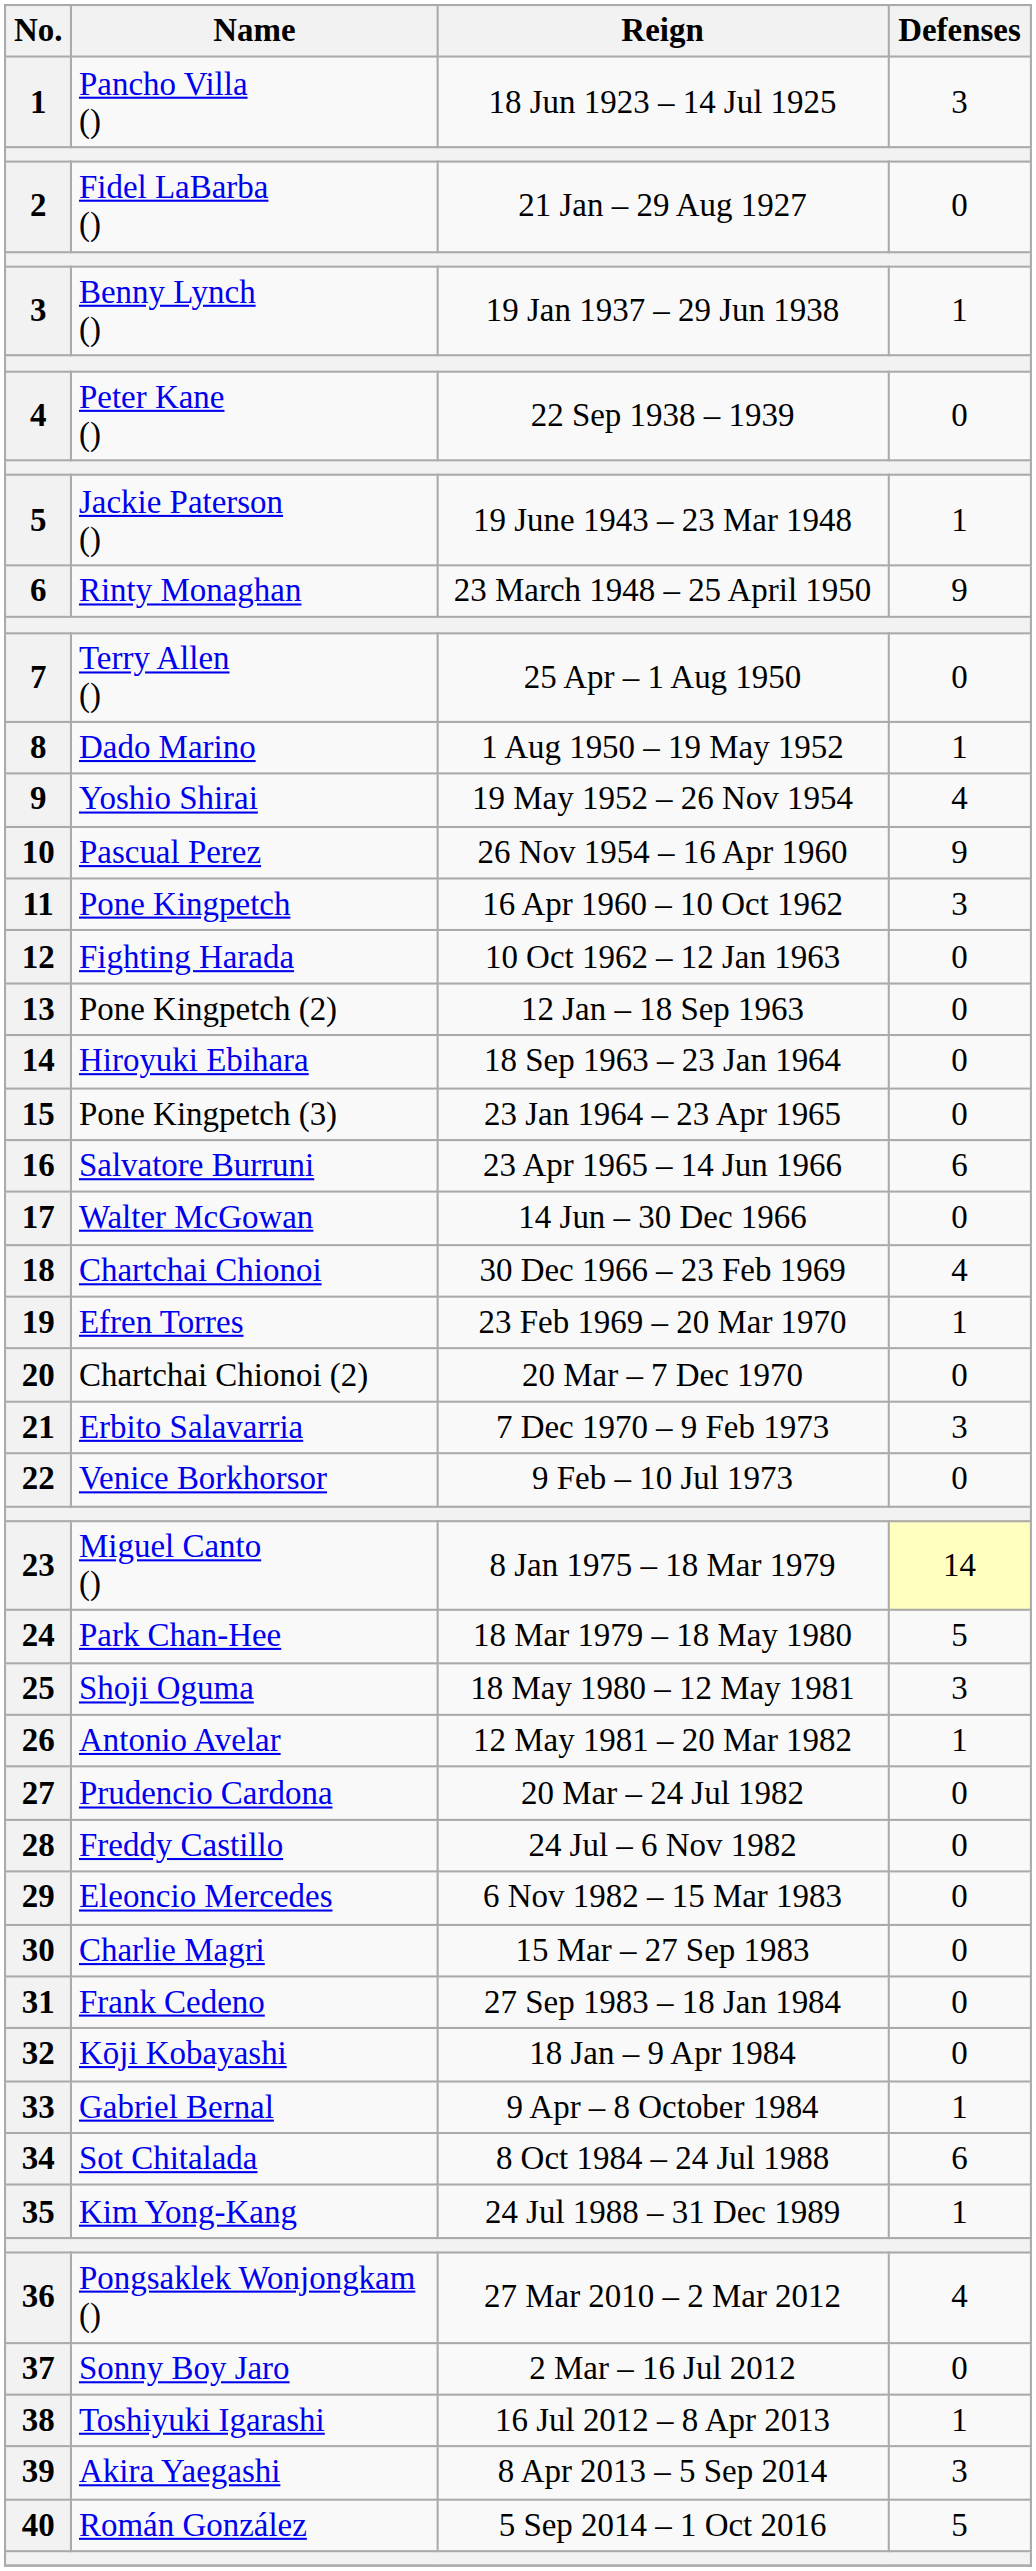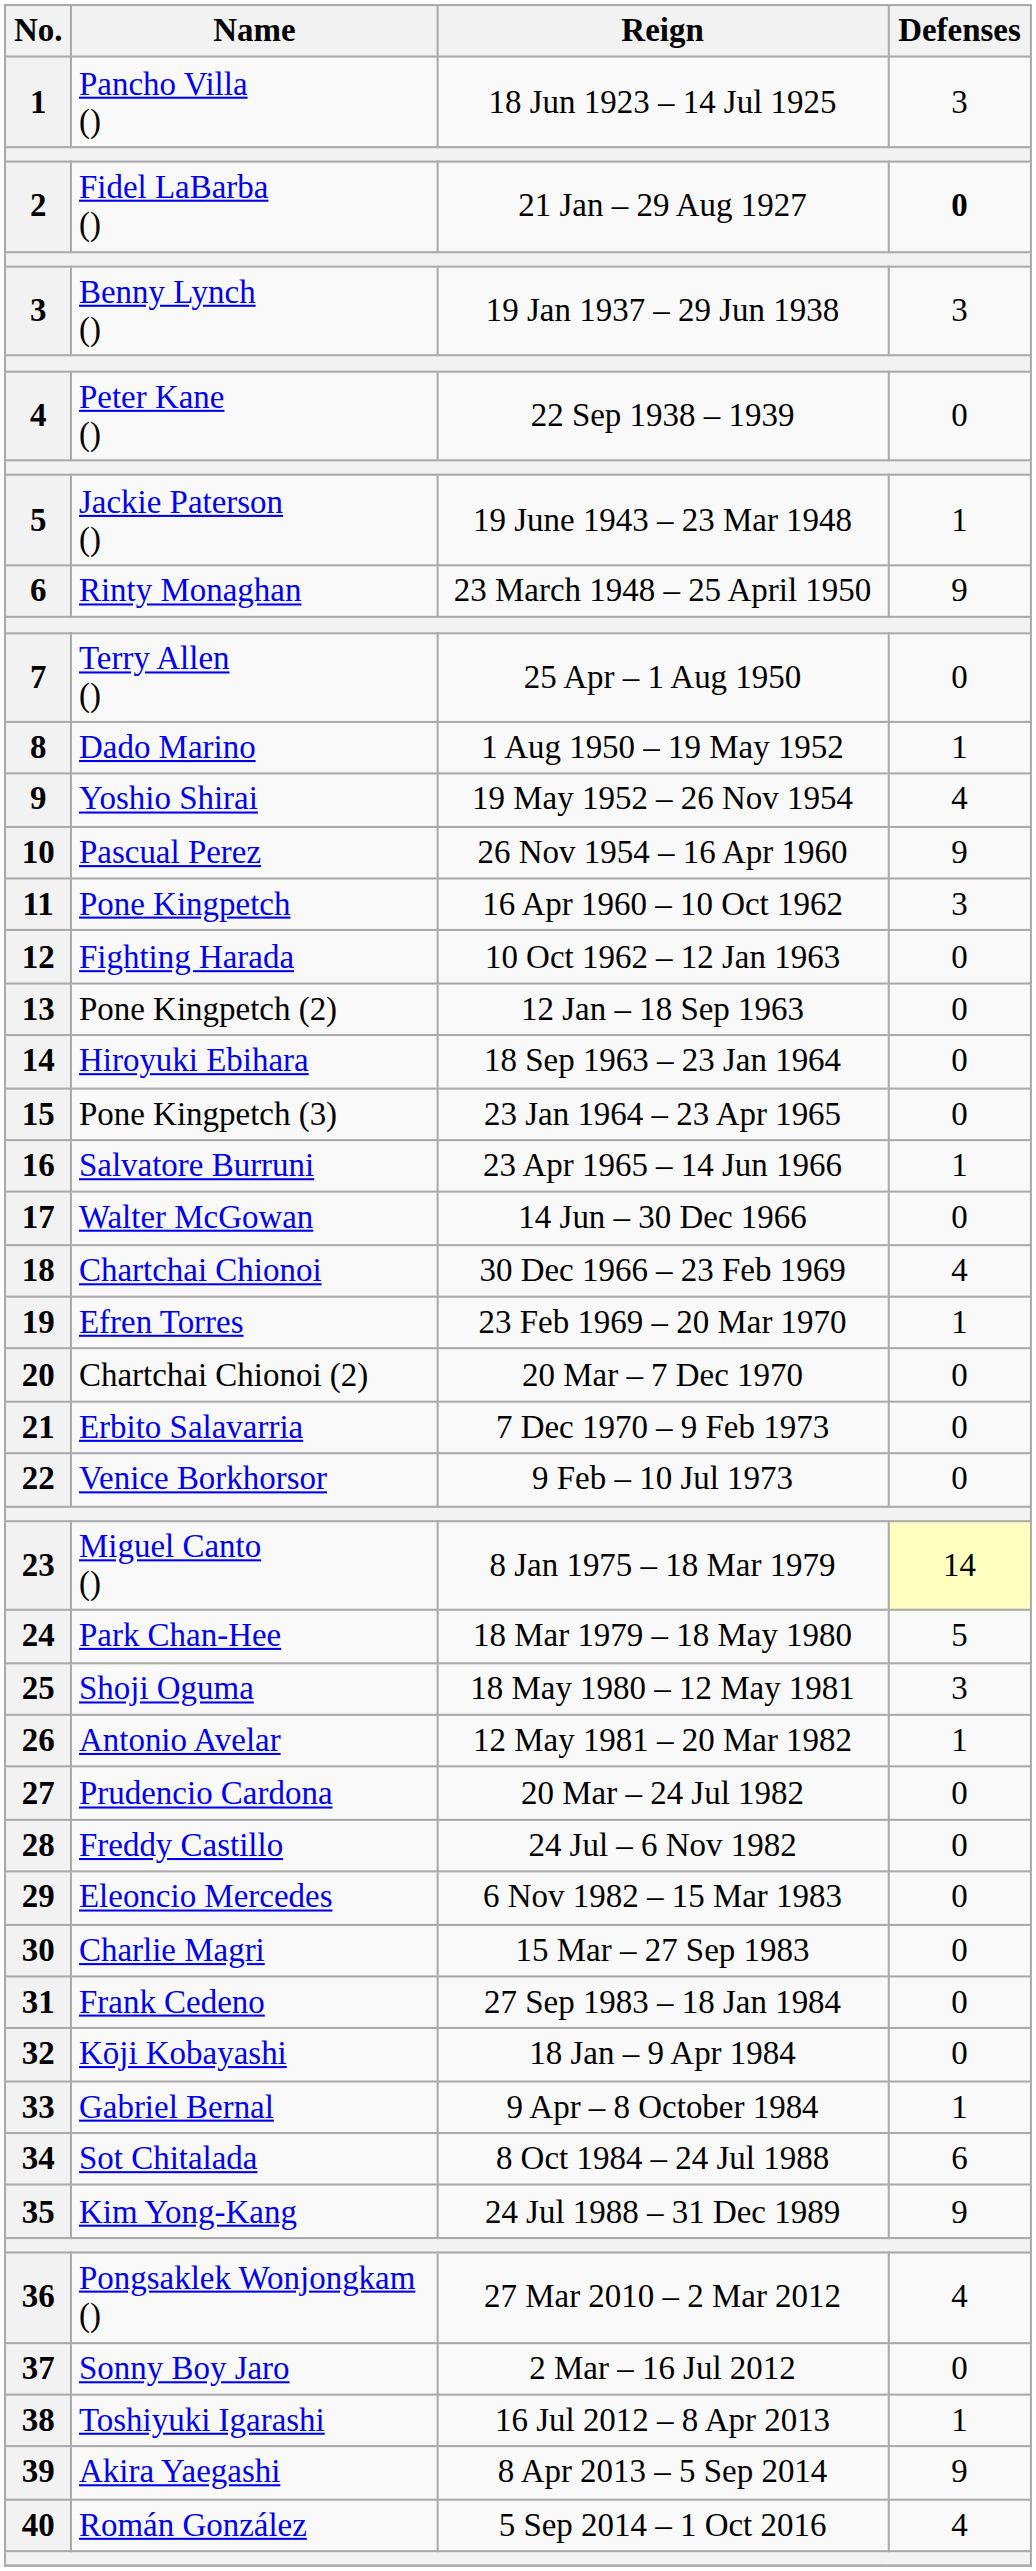(960, 205) normal -> (960, 205) bold
(960, 310) 1 -> (960, 310) 3
(960, 1165) 6 -> (960, 1165) 1
(960, 1426) 3 -> (960, 1426) 0
(960, 2210) 1 -> (960, 2210) 9
(960, 2472) 3 -> (960, 2472) 9
(960, 2524) 5 -> (960, 2524) 4
